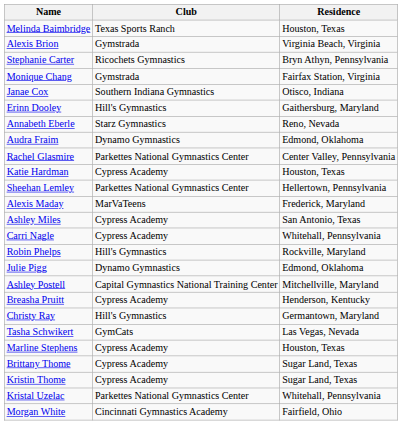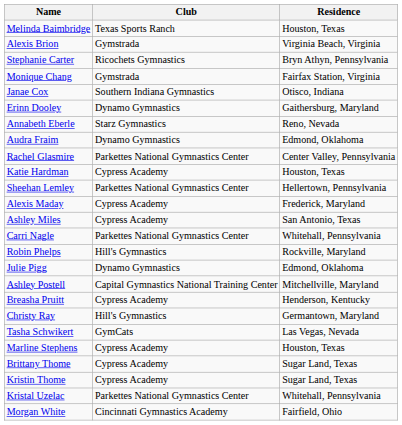(131, 108) Hill's Gymnastics -> (137, 108) Dynamo Gymnastics
(120, 204) MarVaTeens -> (132, 204) Cypress Academy
(132, 236) Cypress Academy -> (172, 236) Parkettes National Gymnastics Center
